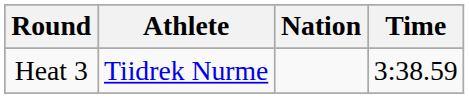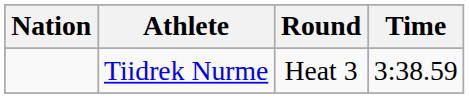columns swapped: (321, 26) <-> (51, 26)
